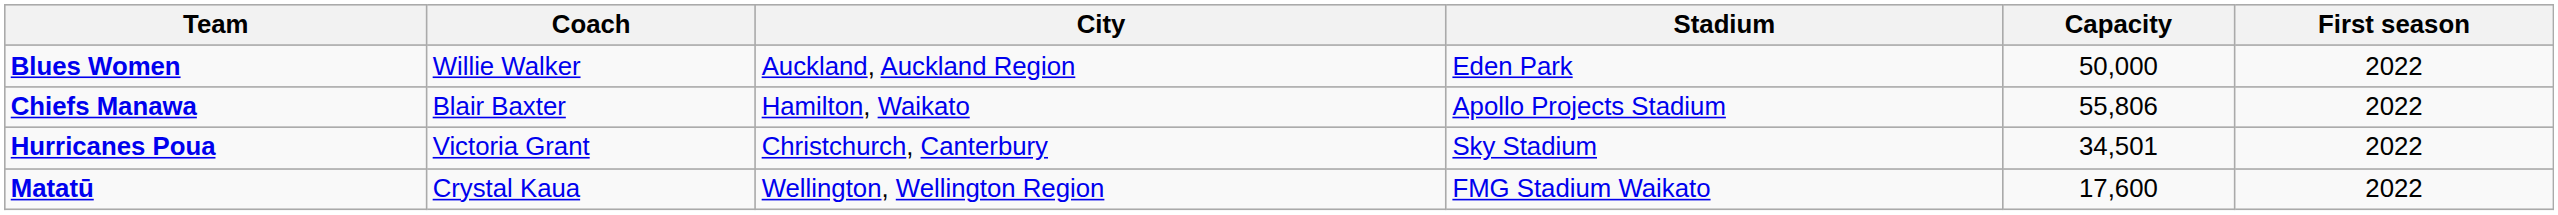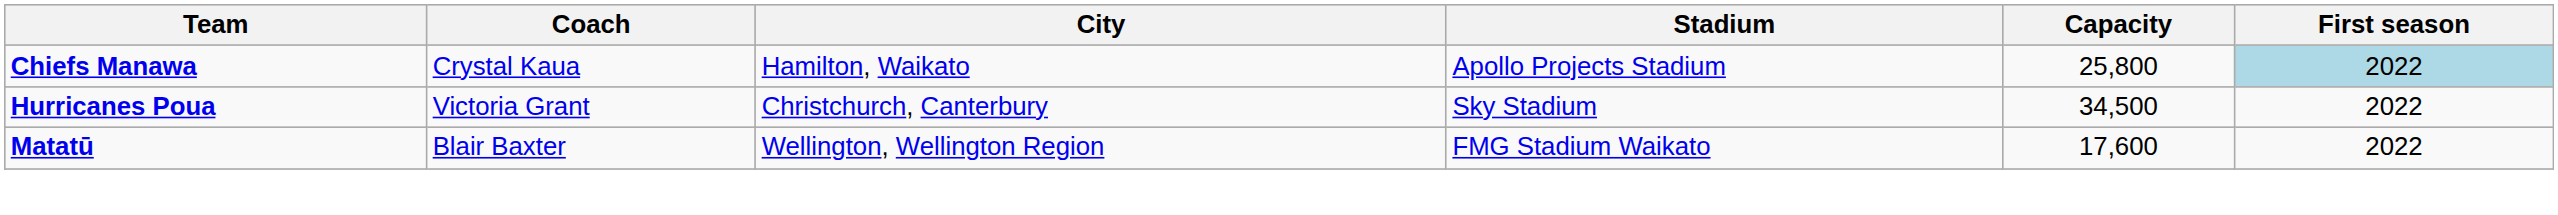- row: (96, 65)
(499, 106) Blair Baxter -> (506, 65) Crystal Kaua
(2118, 106) 55,806 -> (2118, 65) 25,800
(2394, 106) no background -> (2394, 65) lightblue background
(2118, 147) 34,501 -> (2118, 106) 34,500
(506, 188) Crystal Kaua -> (499, 147) Blair Baxter
